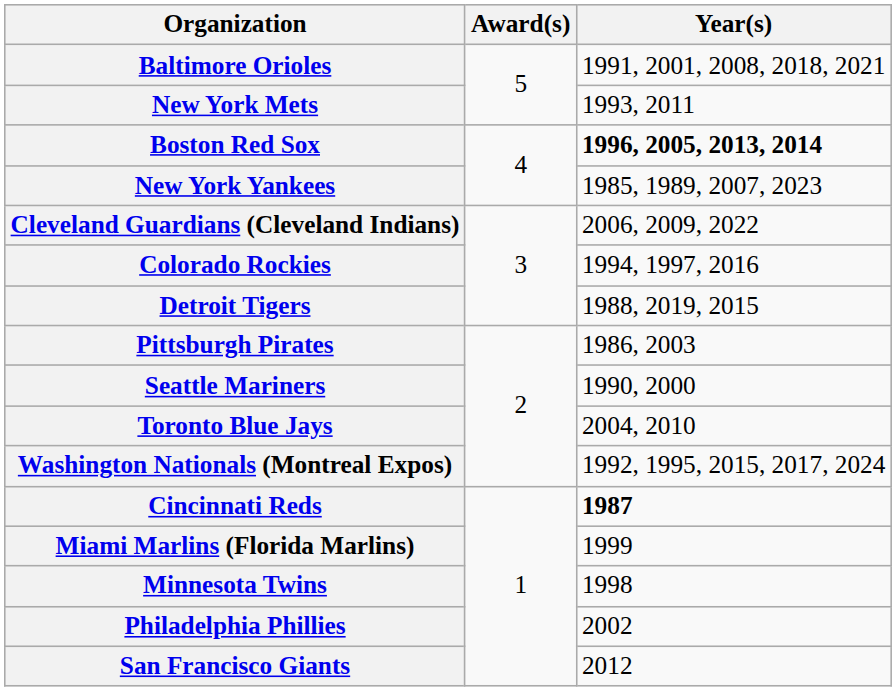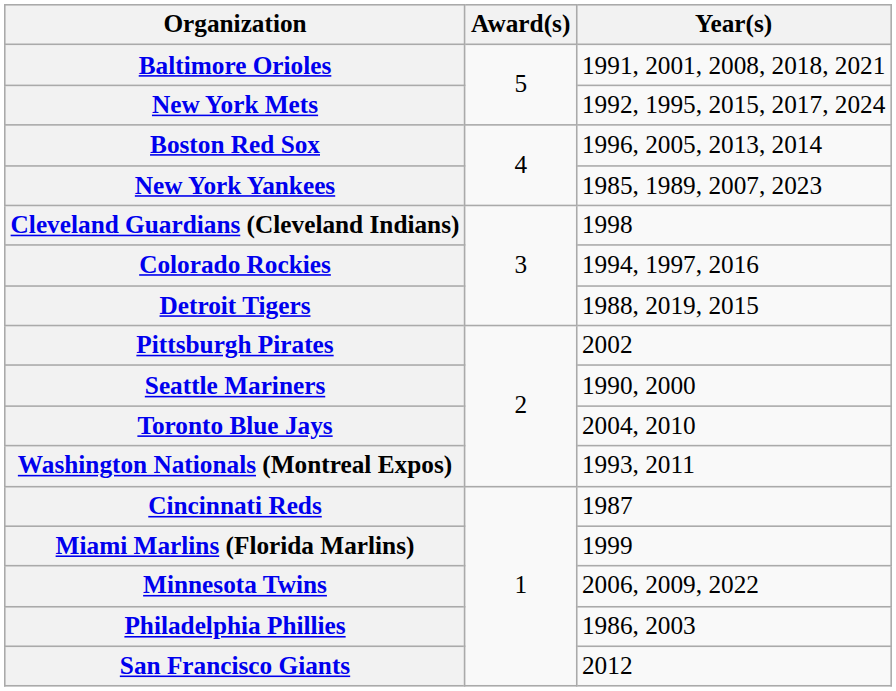(638, 104) 1993, 2011 -> (734, 104) 1992, 1995, 2015, 2017, 2024
(702, 144) bold -> (702, 144) normal
(670, 225) 2006, 2009, 2022 -> (607, 225) 1998
(639, 345) 1986, 2003 -> (607, 345) 2002
(734, 465) 1992, 1995, 2015, 2017, 2024 -> (638, 465) 1993, 2011
(607, 505) bold -> (607, 505) normal
(607, 585) 1998 -> (670, 585) 2006, 2009, 2022
(607, 625) 2002 -> (639, 625) 1986, 2003
